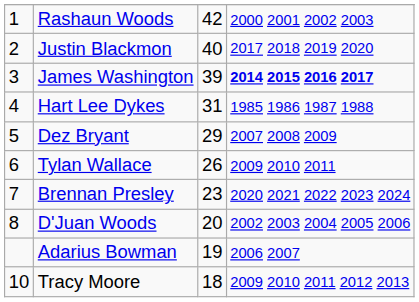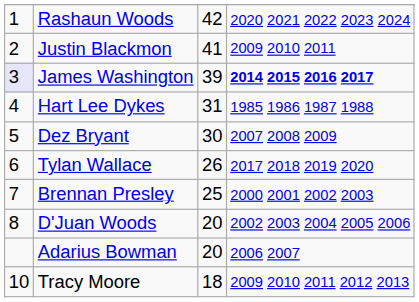(302, 19) 2000 2001 2002 2003 -> (320, 19) 2020 2021 2022 2023 2024
(212, 48) 40 -> (212, 48) 41
(302, 48) 2017 2018 2019 2020 -> (283, 48) 2009 2010 2011
(14, 77) no background -> (14, 77) lavender background
(212, 135) 29 -> (212, 135) 30
(283, 165) 2009 2010 2011 -> (302, 165) 2017 2018 2019 2020
(212, 194) 23 -> (212, 194) 25
(320, 194) 2020 2021 2022 2023 2024 -> (302, 194) 2000 2001 2002 2003
(212, 252) 19 -> (212, 252) 20
